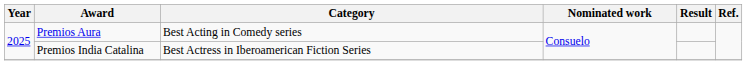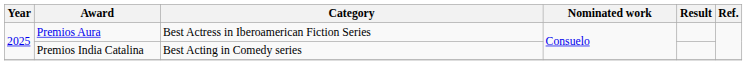(232, 32) Best Acting in Comedy series -> (267, 32) Best Actress in Iberoamerican Fiction Series
(267, 50) Best Actress in Iberoamerican Fiction Series -> (232, 50) Best Acting in Comedy series
